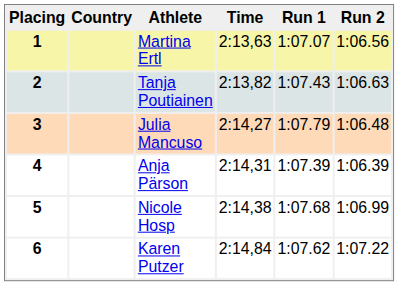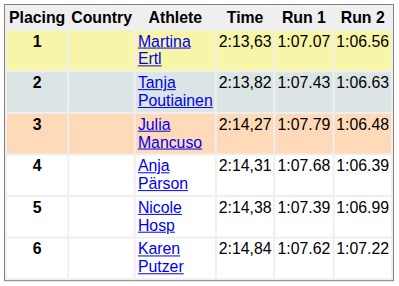(304, 166) 1:07.39 -> (304, 166) 1:07.68
(304, 207) 1:07.68 -> (304, 207) 1:07.39
